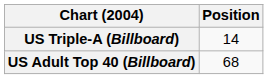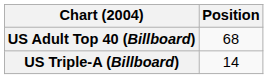rows swapped: (102, 62) <-> (102, 39)
